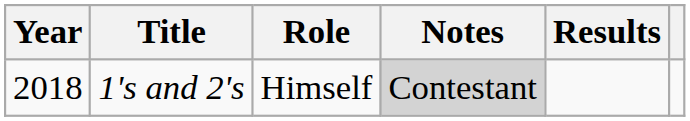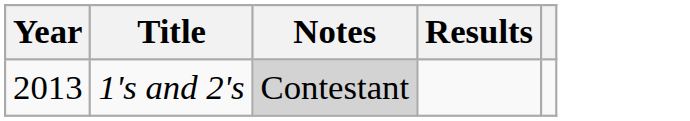- column: (316, 32)
(48, 87) 2018 -> (48, 87) 2013
